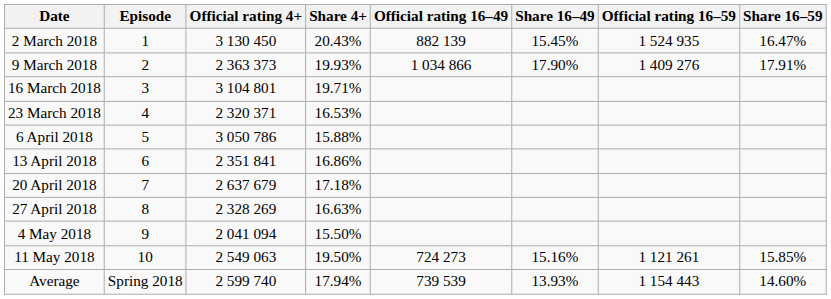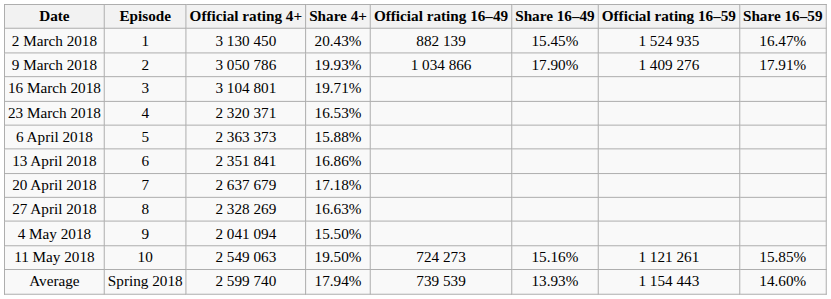(246, 64) 2 363 373 -> (246, 64) 3 050 786
(246, 137) 3 050 786 -> (246, 137) 2 363 373
